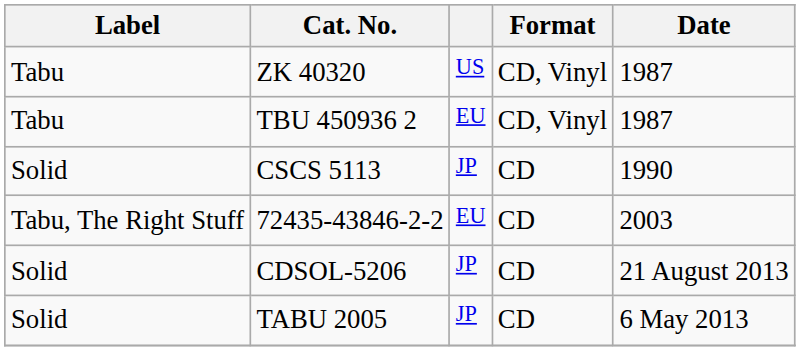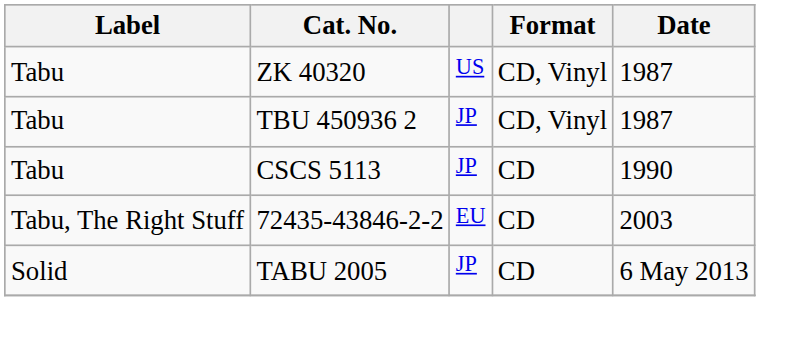(471, 115) EU -> (466, 115) JP
(39, 170) Solid -> (38, 170) Tabu
- row: (331, 270)
